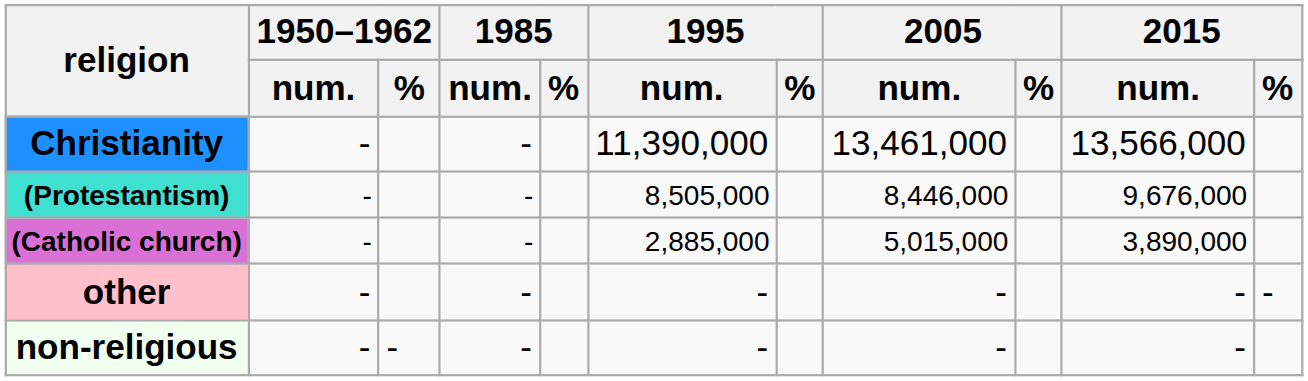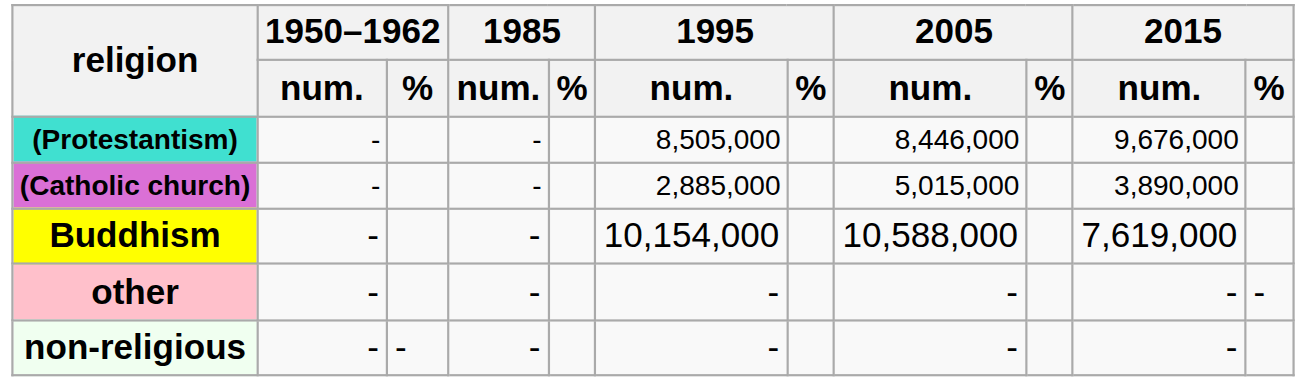- row: (127, 143)
+ row: (135, 235)
